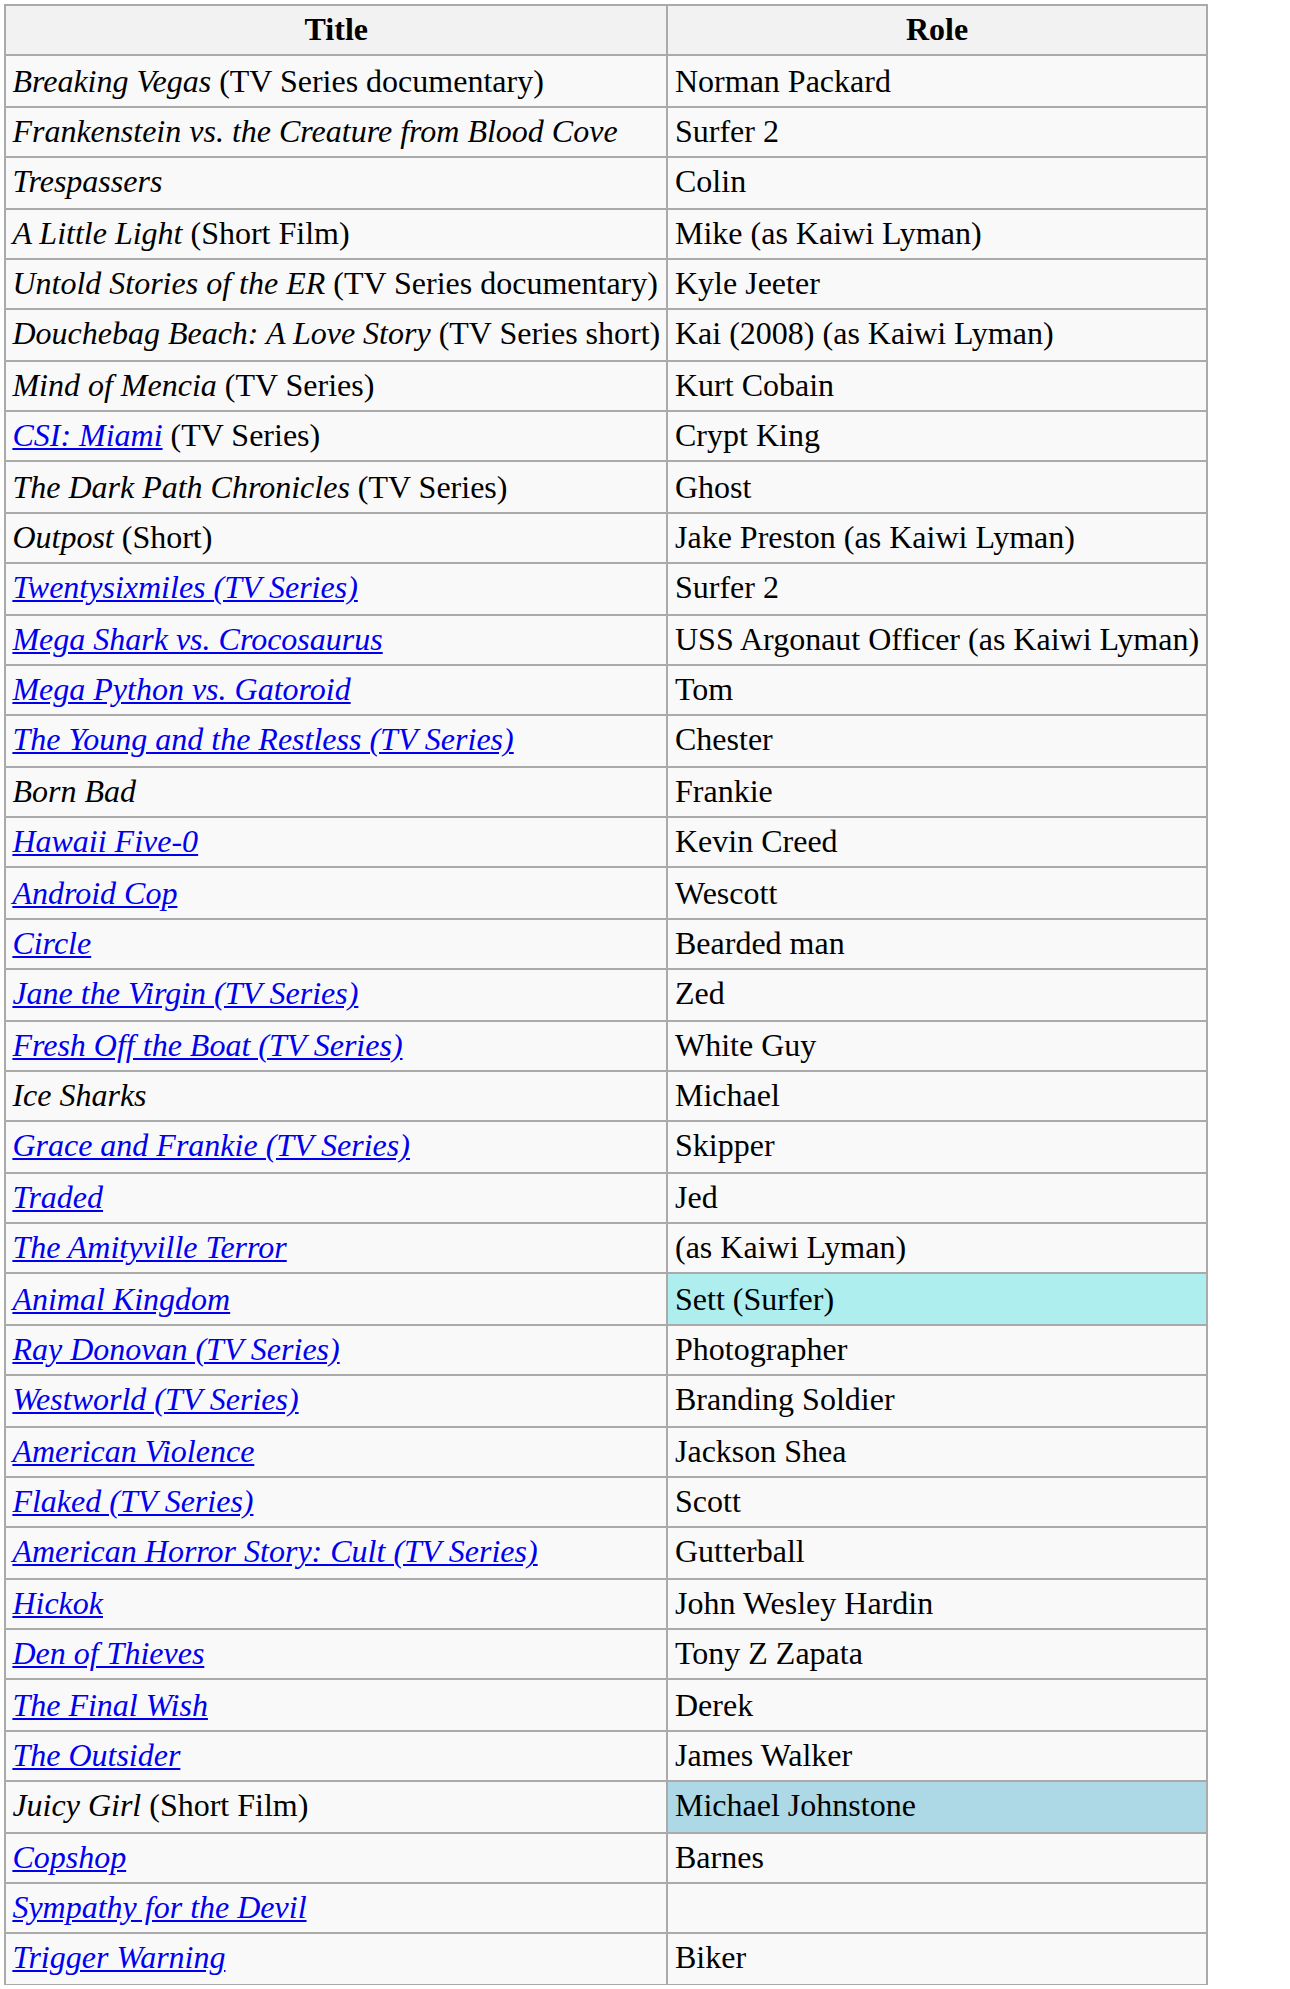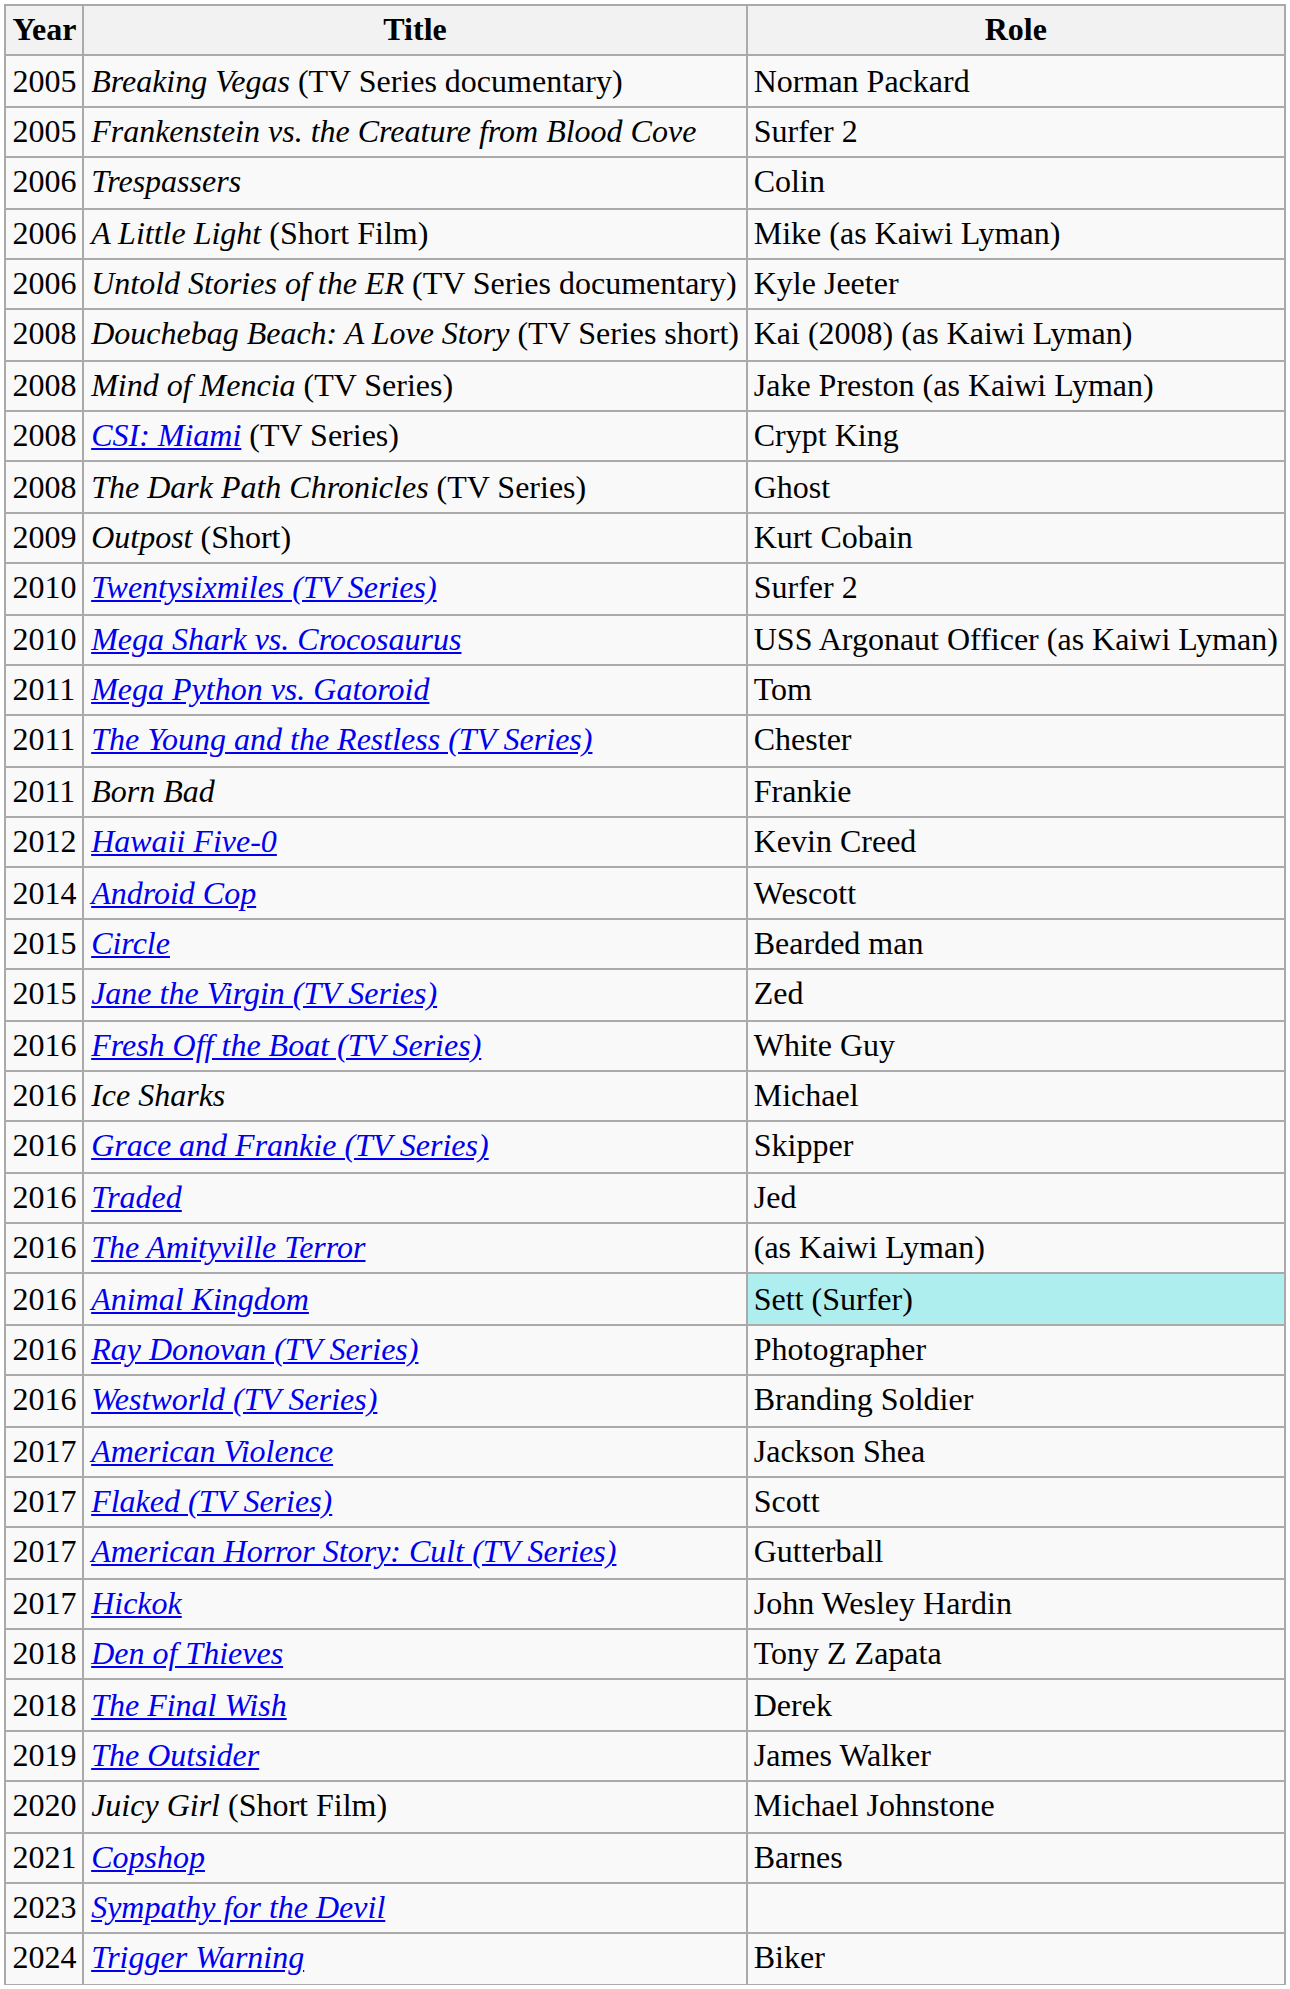+ column: (44, 29)
(755, 385) Kurt Cobain -> (954, 385) Jake Preston (as Kaiwi Lyman)
(875, 537) Jake Preston (as Kaiwi Lyman) -> (833, 537) Kurt Cobain
(795, 1806) lightblue background -> (874, 1806) no background
